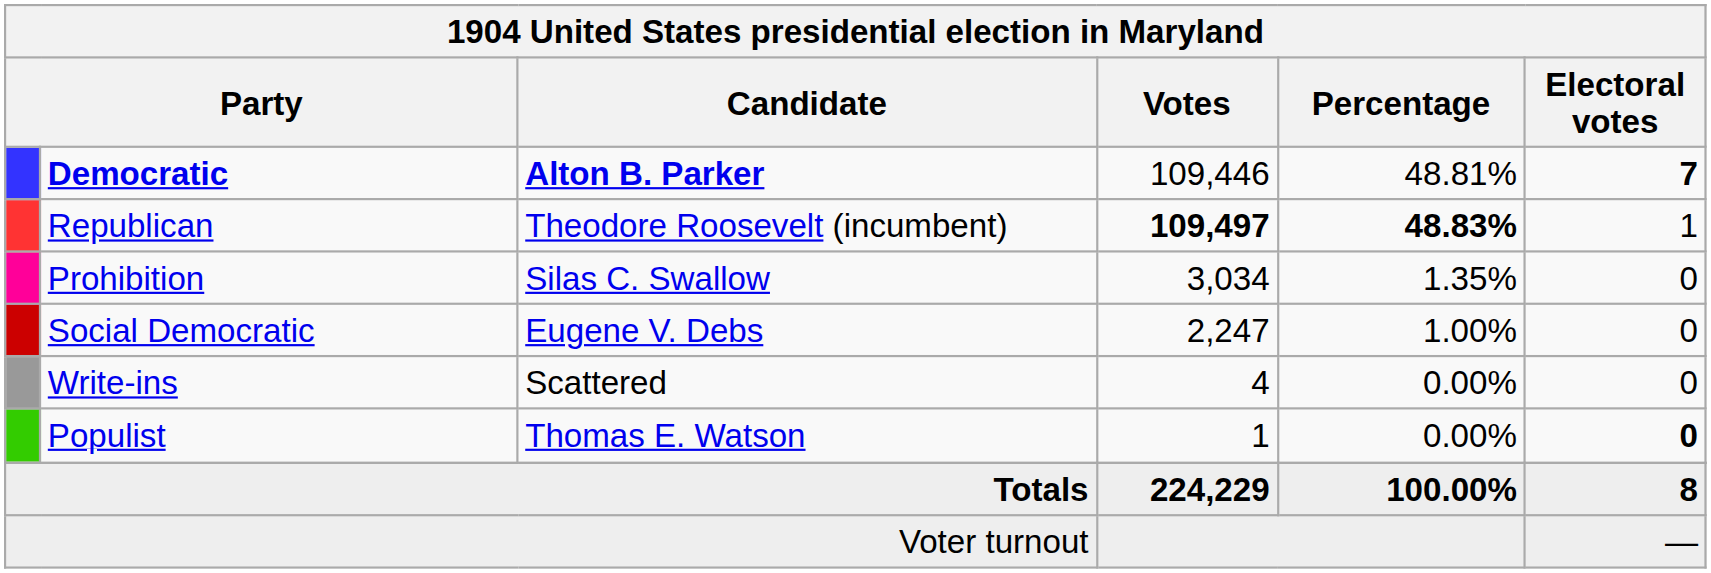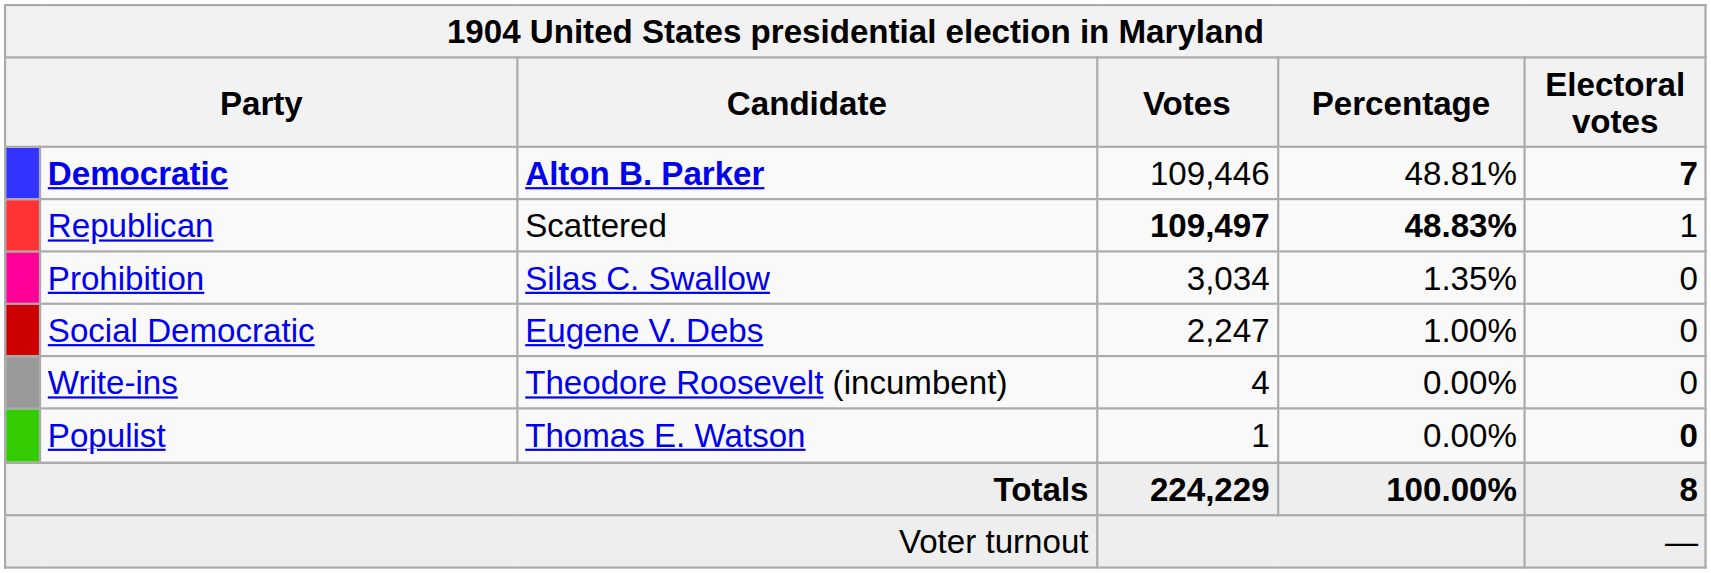(766, 226) Theodore Roosevelt (incumbent) -> (596, 226) Scattered
(596, 383) Scattered -> (766, 383) Theodore Roosevelt (incumbent)
